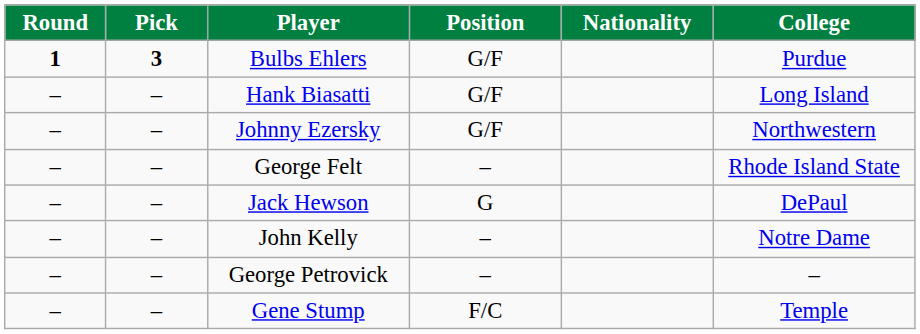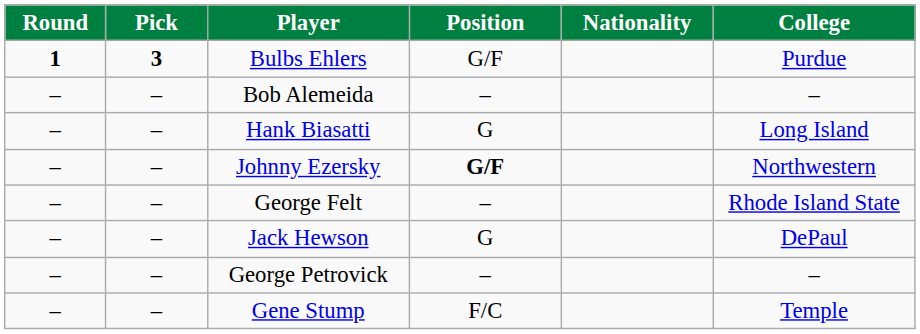+ row: (308, 94)
(485, 94) G/F -> (485, 130) G
(485, 130) normal -> (485, 166) bold
- row: (308, 238)
